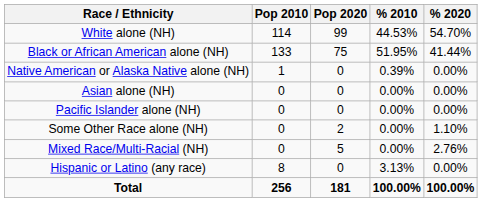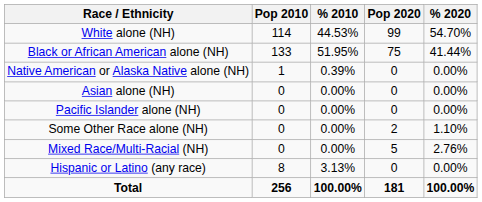columns swapped: (340, 14) <-> (397, 14)
